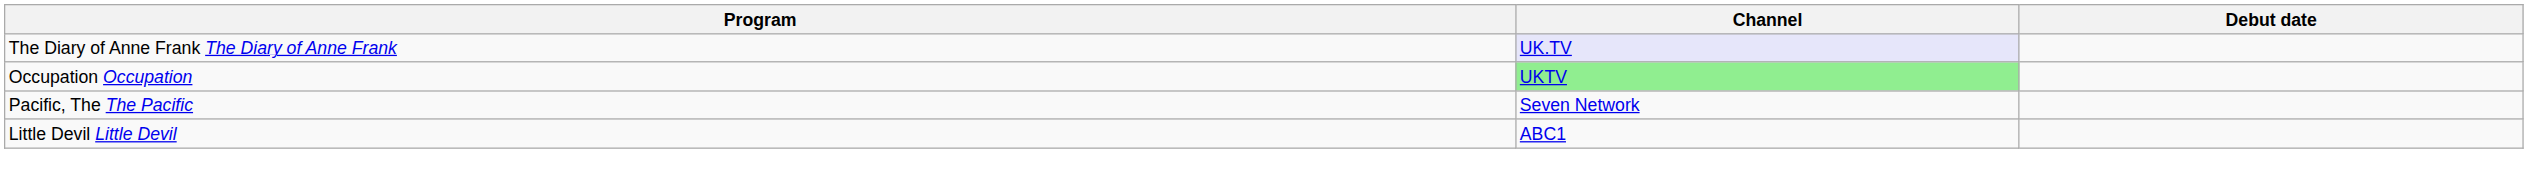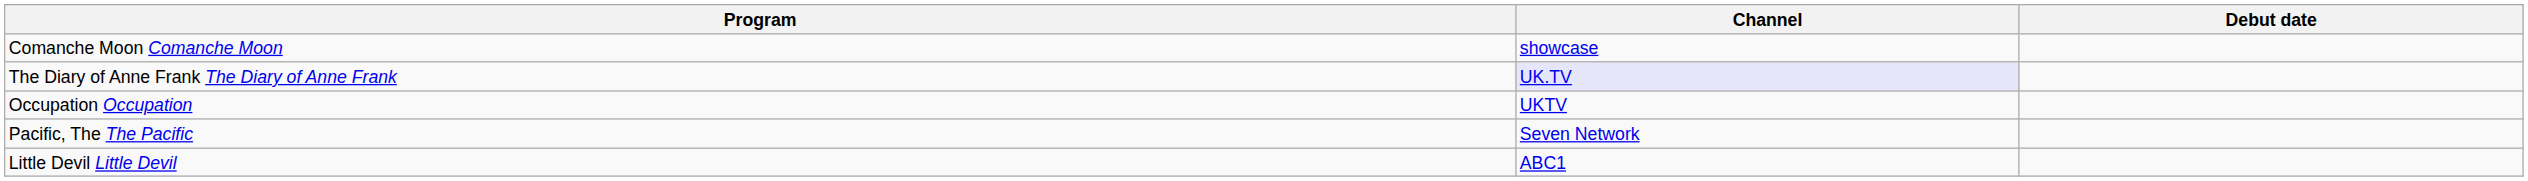+ row: (146, 48)
(1543, 76) lightgreen background -> (1543, 105) no background
